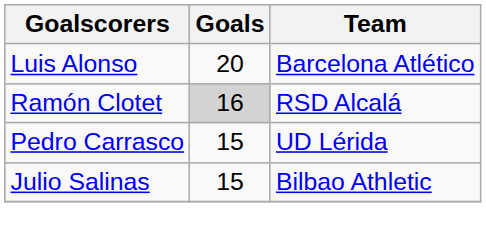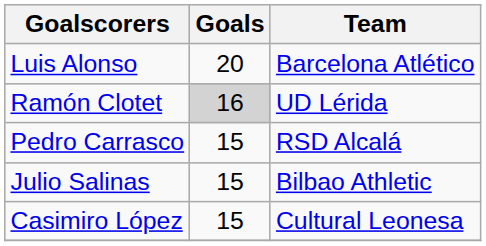(339, 102) RSD Alcalá -> (332, 102) UD Lérida
(332, 142) UD Lérida -> (339, 142) RSD Alcalá
+ row: (97, 220)
